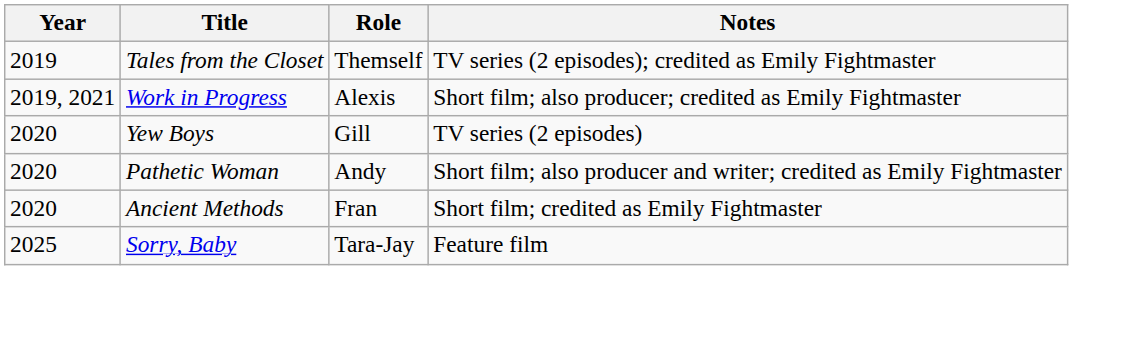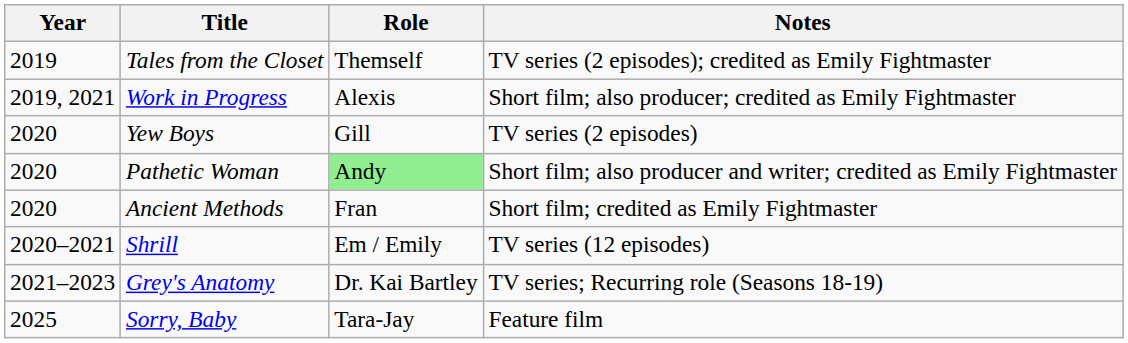(360, 171) no background -> (360, 171) lightgreen background
+ row: (152, 245)
+ row: (200, 282)
